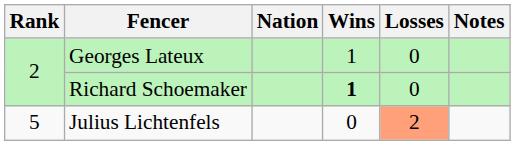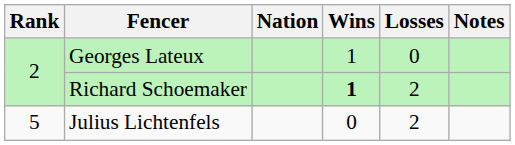(414, 88) 0 -> (414, 88) 2
(414, 122) lightsalmon background -> (414, 122) no background
